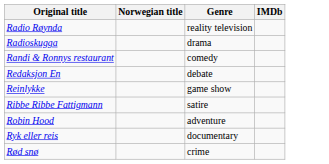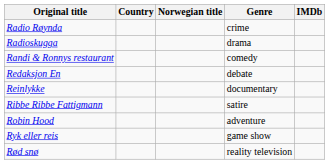+ column: (136, 12)
(220, 27) reality television -> (238, 27) crime
(209, 89) game show -> (252, 89) documentary
(213, 136) documentary -> (249, 136) game show
(198, 151) crime -> (259, 151) reality television
